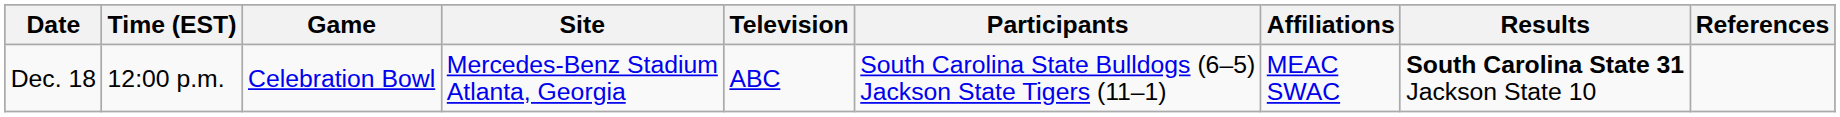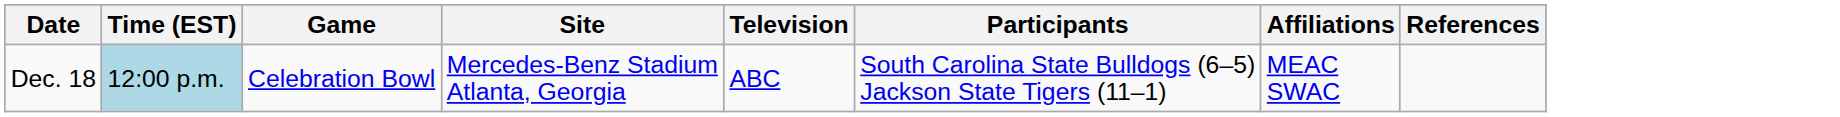- column: (1545, 25)
(166, 78) no background -> (166, 78) lightblue background
